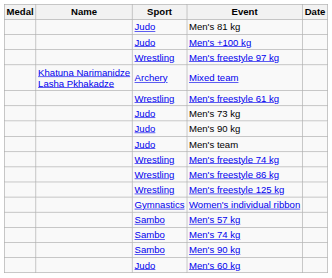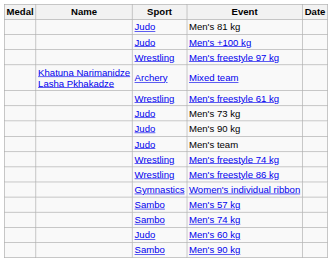- row: (154, 190)
rows swapped: (150, 250) <-> (145, 265)
